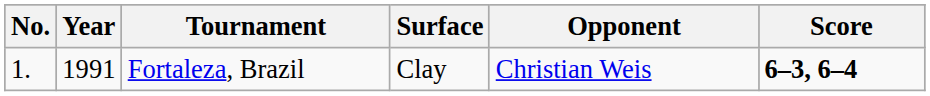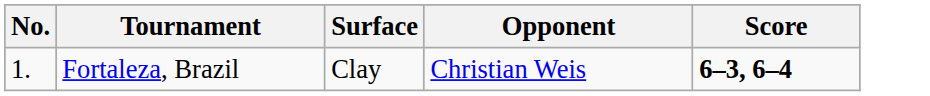- column: (89, 25)
